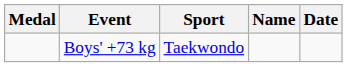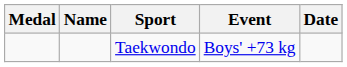columns swapped: (274, 18) <-> (110, 18)
